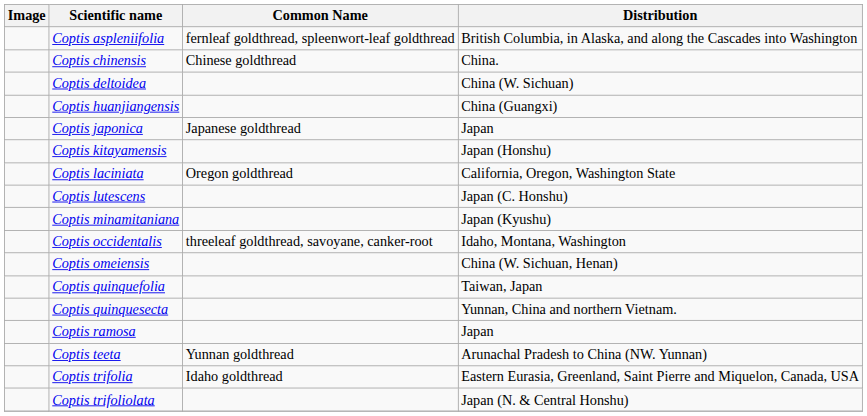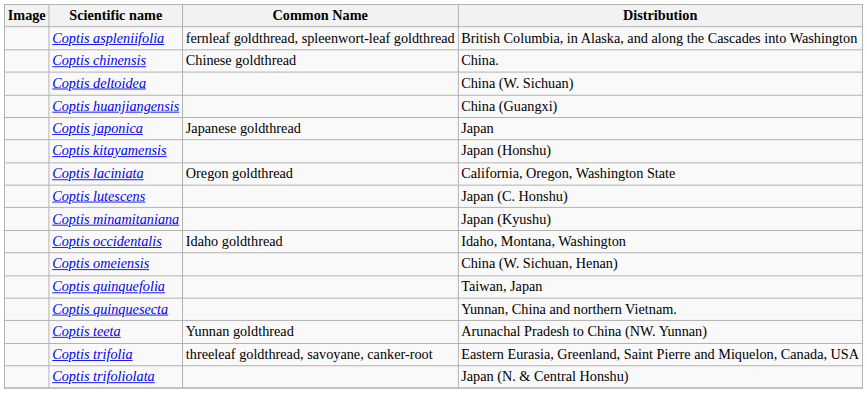(309, 241) threeleaf goldthread, savoyane, canker-root -> (234, 241) Idaho goldthread
- row: (94, 331)
(234, 377) Idaho goldthread -> (309, 354) threeleaf goldthread, savoyane, canker-root
